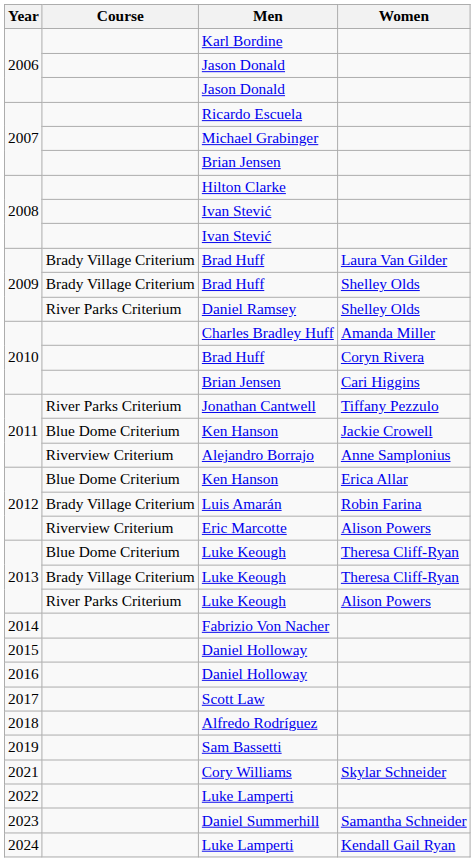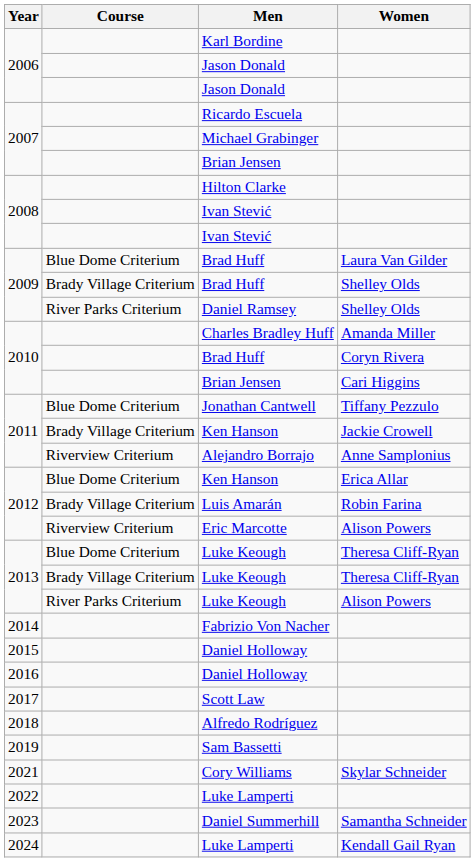(120, 260) Brady Village Criterium -> (113, 260) Blue Dome Criterium
(114, 406) River Parks Criterium -> (113, 406) Blue Dome Criterium
(113, 430) Blue Dome Criterium -> (120, 430) Brady Village Criterium
